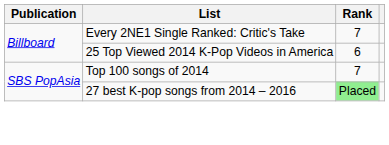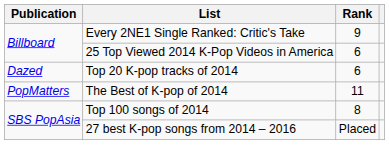(357, 33) 7 -> (357, 33) 9
+ row: (162, 71)
+ row: (157, 91)
(357, 71) 7 -> (357, 110) 8
(357, 91) lightgreen background -> (357, 129) no background
